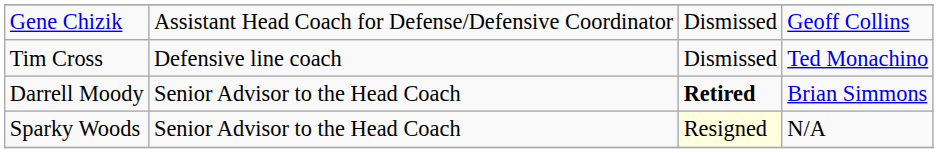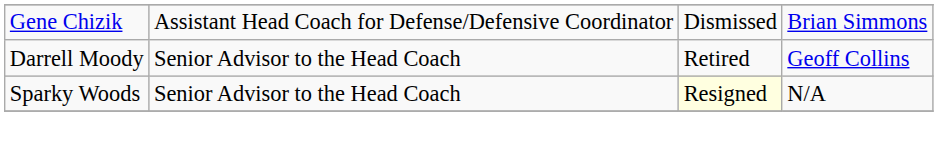(848, 22) Geoff Collins -> (857, 22) Brian Simmons
- row: (56, 57)
(720, 93) bold -> (717, 57) normal
(857, 93) Brian Simmons -> (848, 57) Geoff Collins
